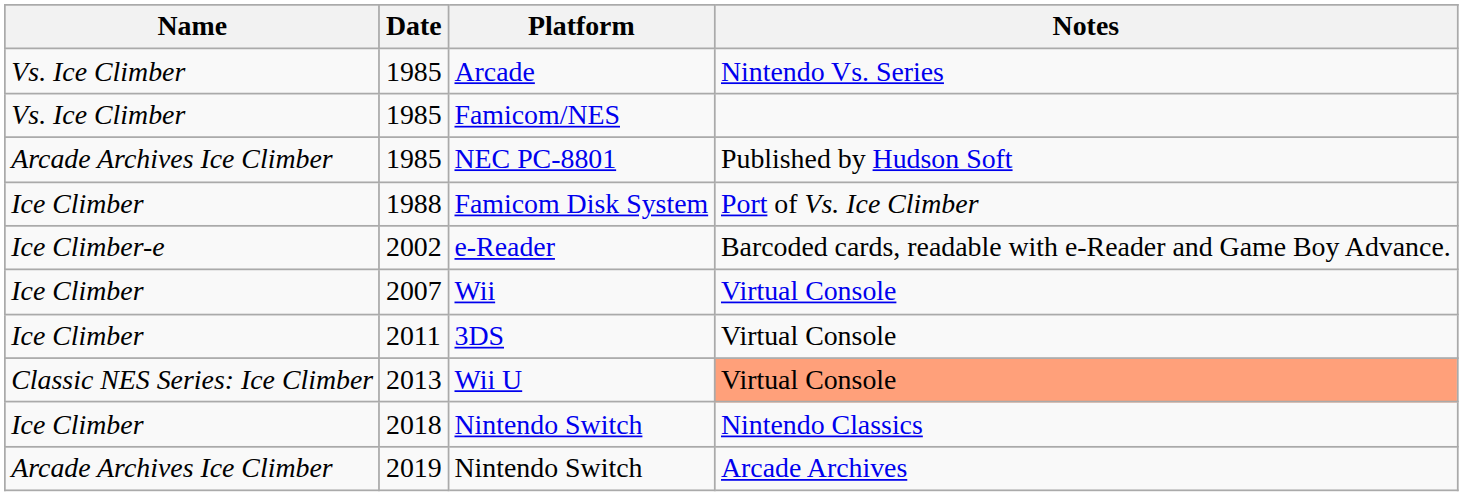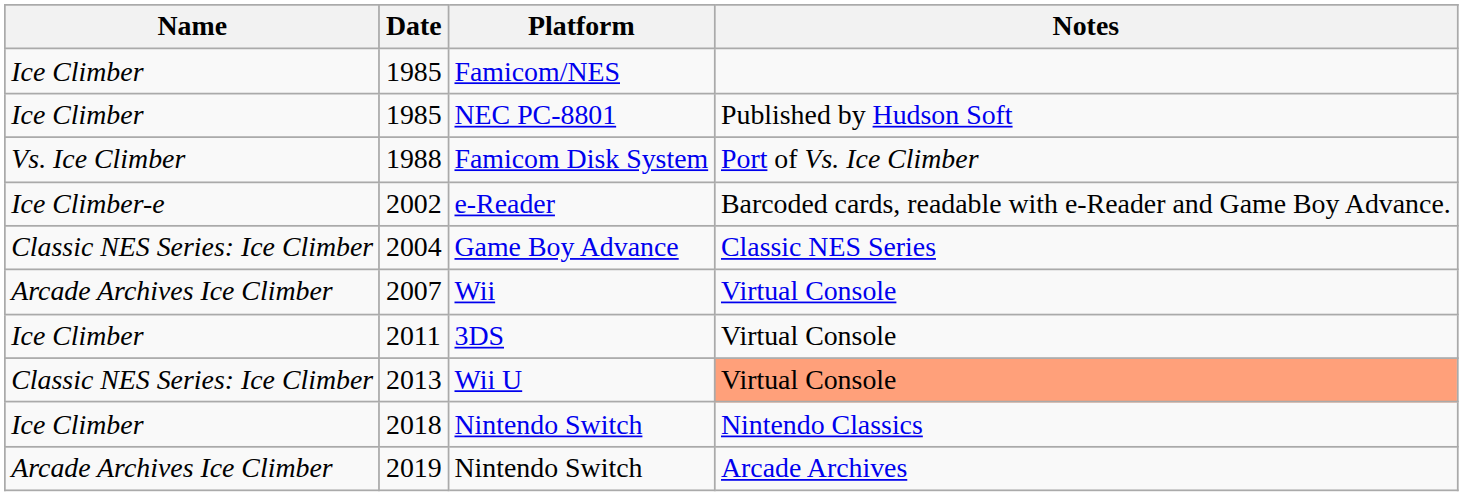- row: (414, 70)
(98, 114) Vs. Ice Climber -> (77, 70) Ice Climber
(172, 159) Arcade Archives Ice Climber -> (77, 114) Ice Climber
(77, 203) Ice Climber -> (98, 159) Vs. Ice Climber
+ row: (414, 247)
(77, 291) Ice Climber -> (172, 291) Arcade Archives Ice Climber
